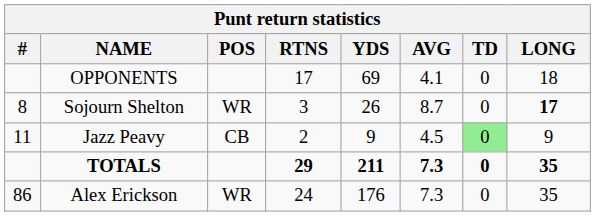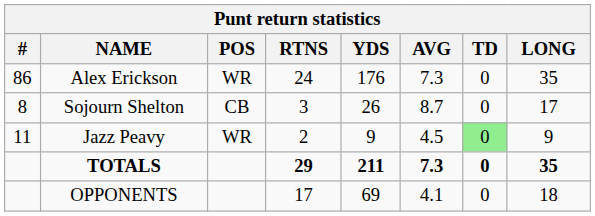rows swapped: (124, 195) <-> (124, 78)
(237, 107) WR -> (237, 107) CB
(549, 107) bold -> (549, 107) normal
(237, 136) CB -> (237, 136) WR
